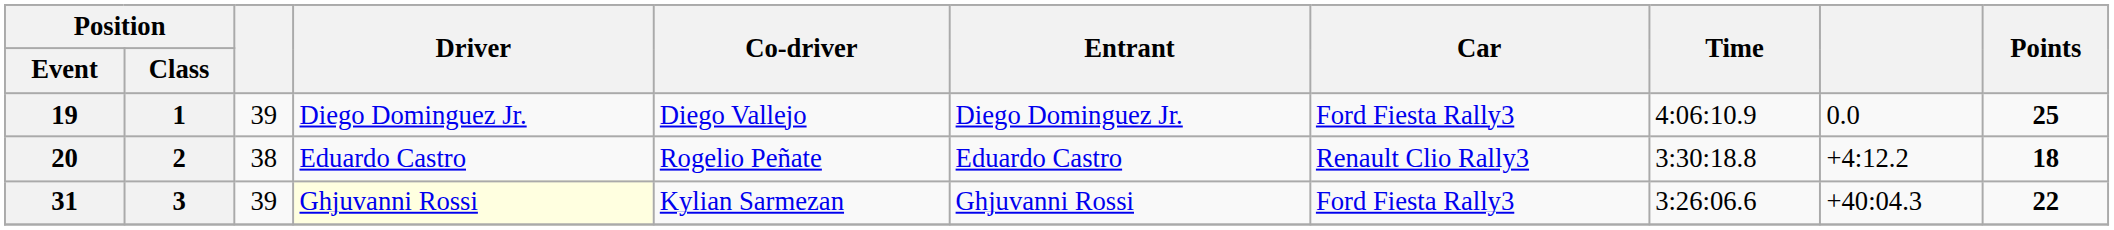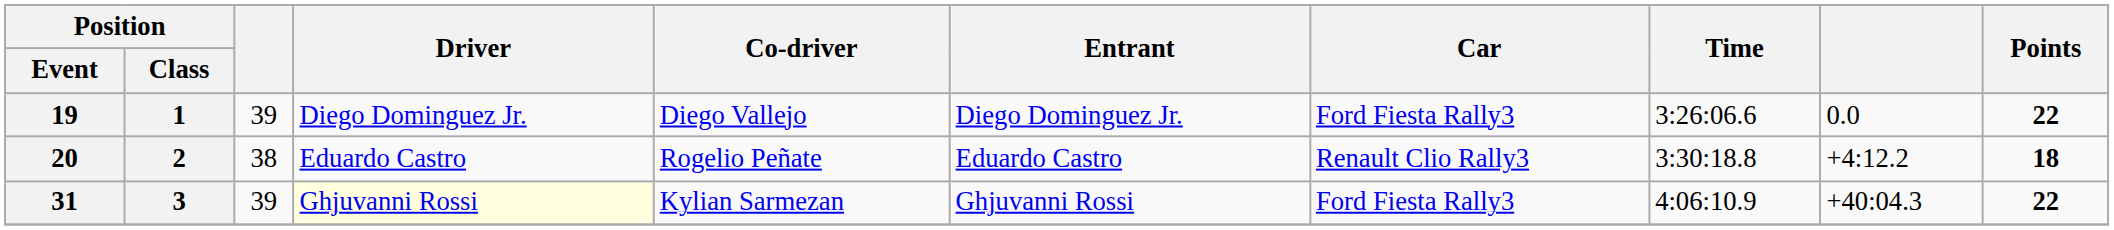(1706, 114) 4:06:10.9 -> (1706, 114) 3:26:06.6
(2046, 114) 25 -> (2046, 114) 22
(1706, 201) 3:26:06.6 -> (1706, 201) 4:06:10.9
